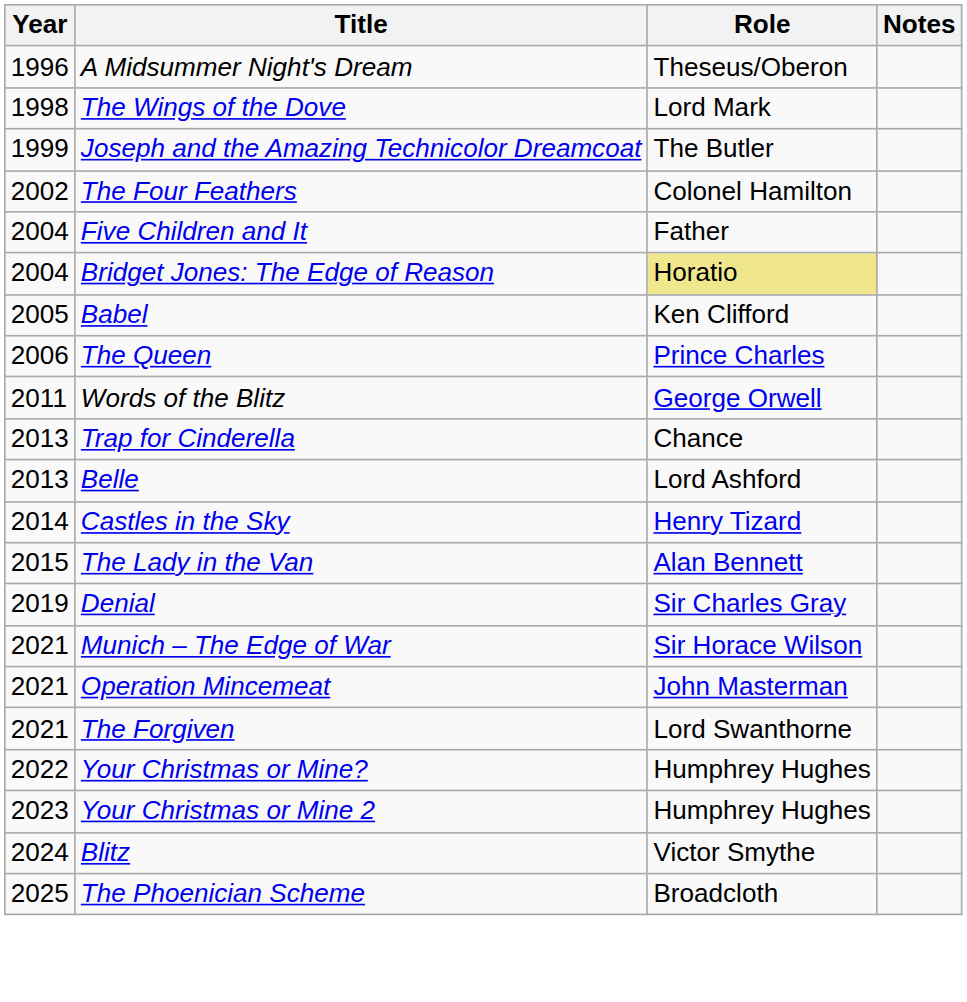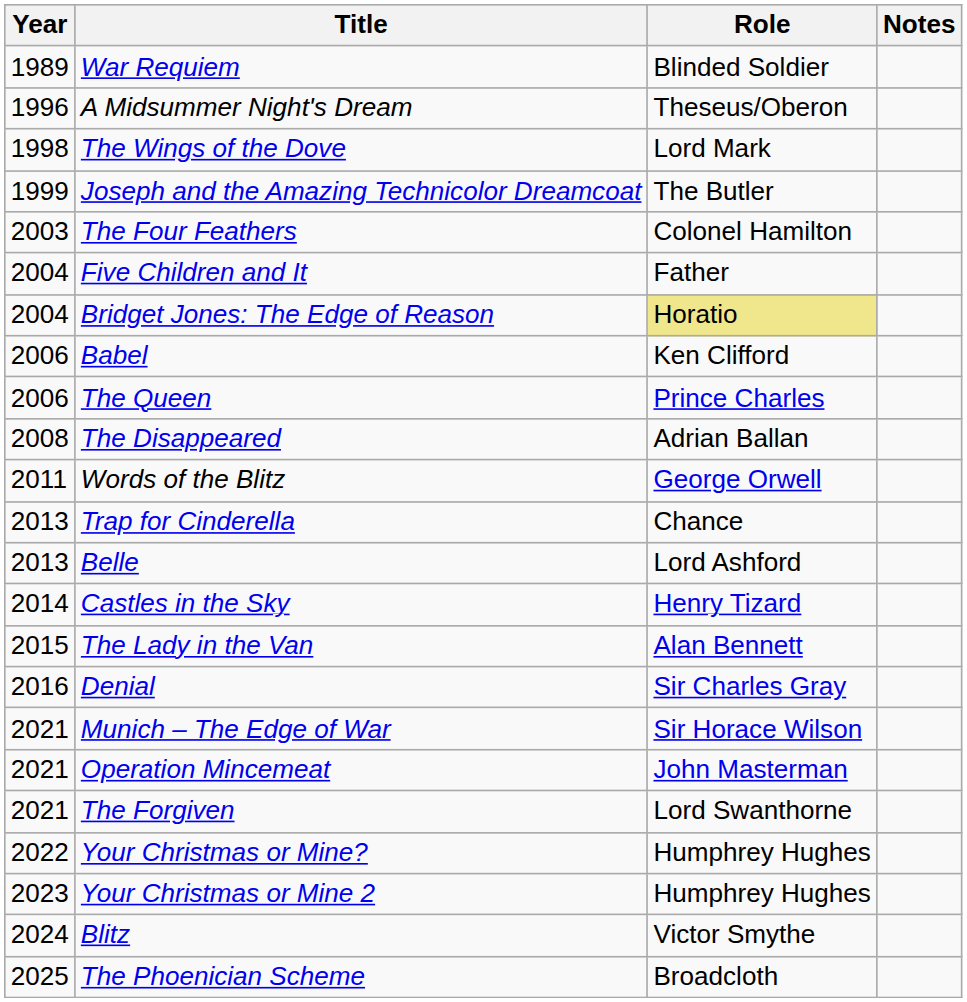+ row: (160, 66)
(40, 190) 2002 -> (40, 231) 2003
(40, 314) 2005 -> (40, 356) 2006
+ row: (181, 438)
(40, 604) 2019 -> (40, 686) 2016
